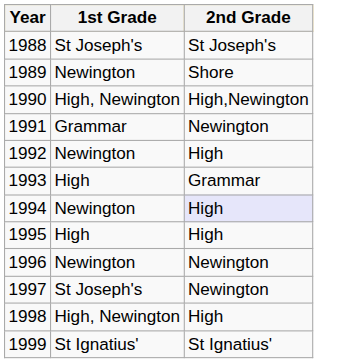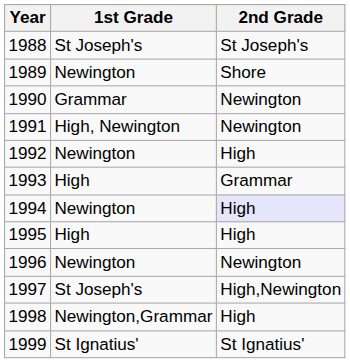(117, 99) High, Newington -> (91, 99) Grammar
(248, 99) High,Newington -> (261, 99) Newington
(91, 126) Grammar -> (117, 126) High, Newington
(228, 289) Newington -> (281, 289) High,Newington
(117, 316) High, Newington -> (133, 316) Newington,Grammar
